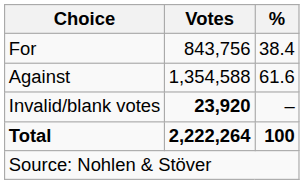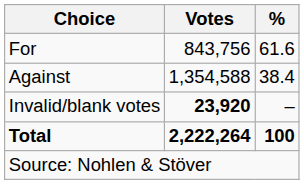(277, 48) 38.4 -> (277, 48) 61.6
(277, 77) 61.6 -> (277, 77) 38.4
